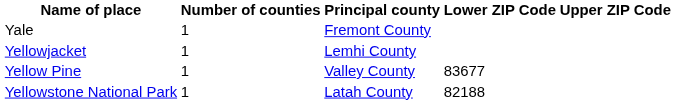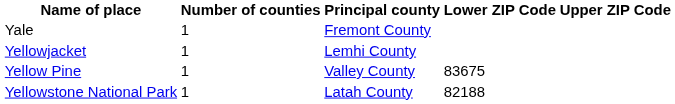(464, 71) 83677 -> (464, 71) 83675
